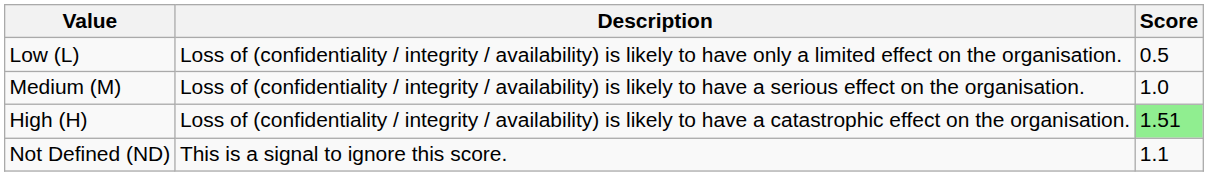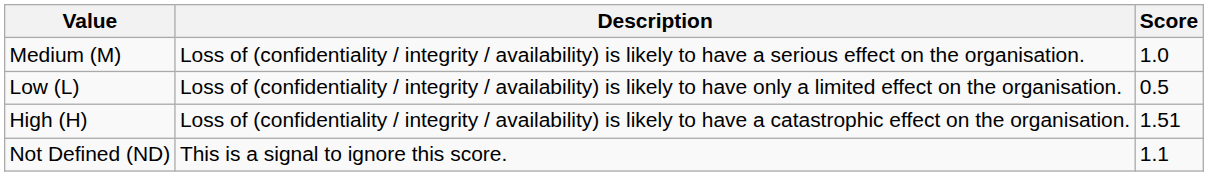rows swapped: (44, 54) <-> (65, 87)
(1160, 120) lightgreen background -> (1160, 120) no background
